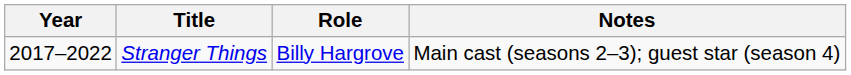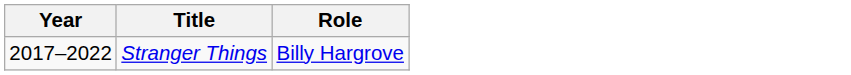- column: (627, 20)
